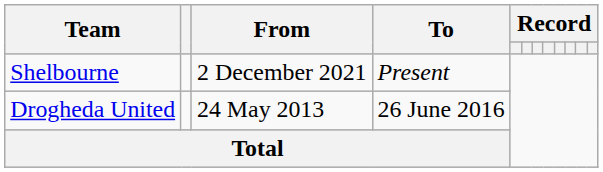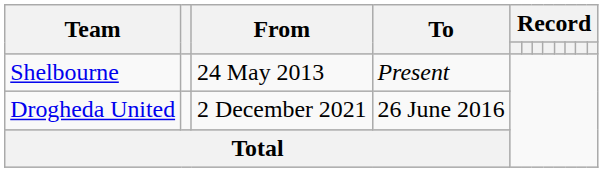(282, 72) 2 December 2021 -> (261, 72) 24 May 2013
(261, 110) 24 May 2013 -> (282, 110) 2 December 2021
